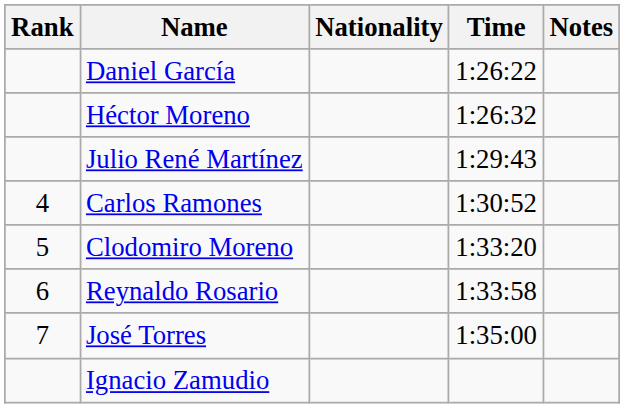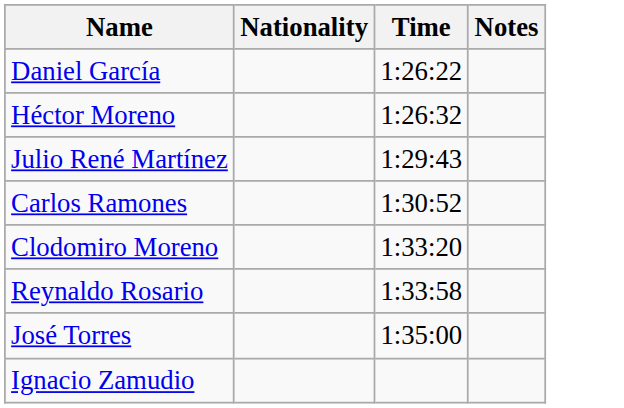- column: (42, 26)
